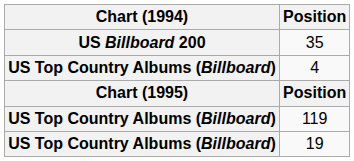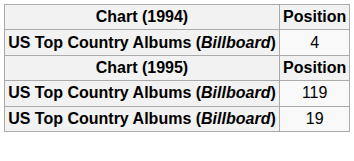- row: (315, 42)
